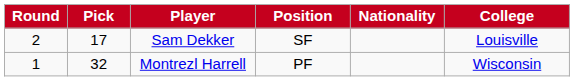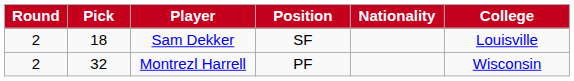(99, 40) 17 -> (99, 40) 18
(36, 64) 1 -> (36, 64) 2
